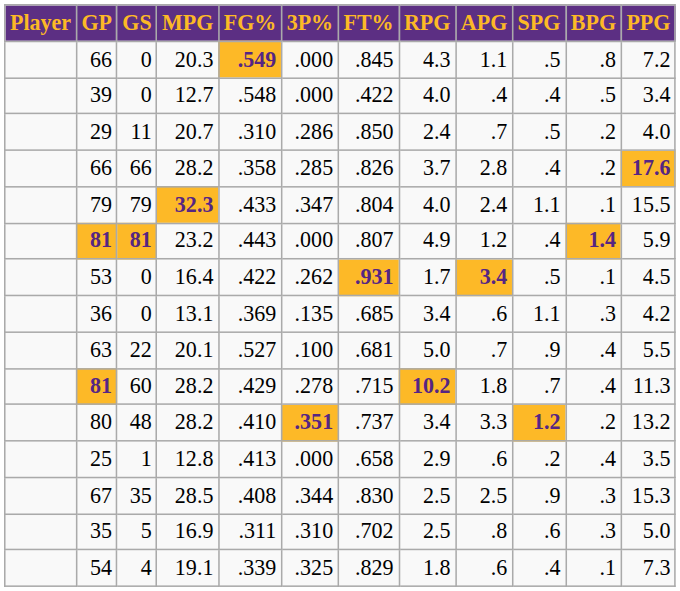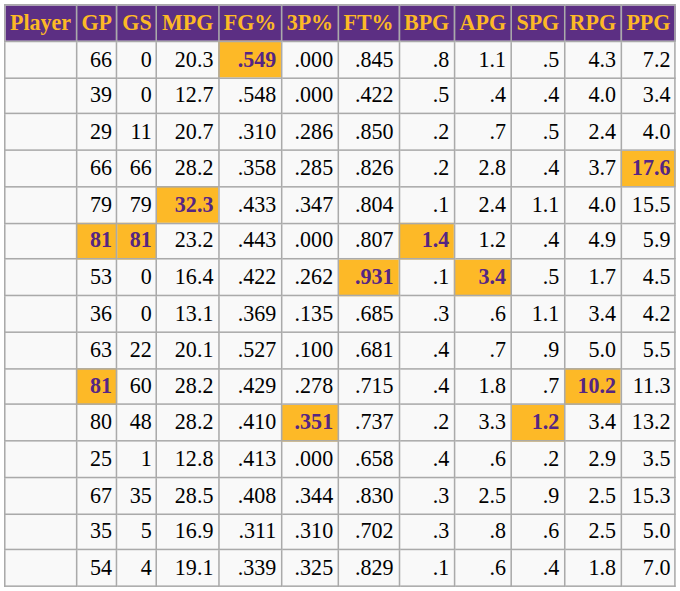columns swapped: (427, 23) <-> (593, 23)
(657, 568) 7.3 -> (657, 568) 7.0
